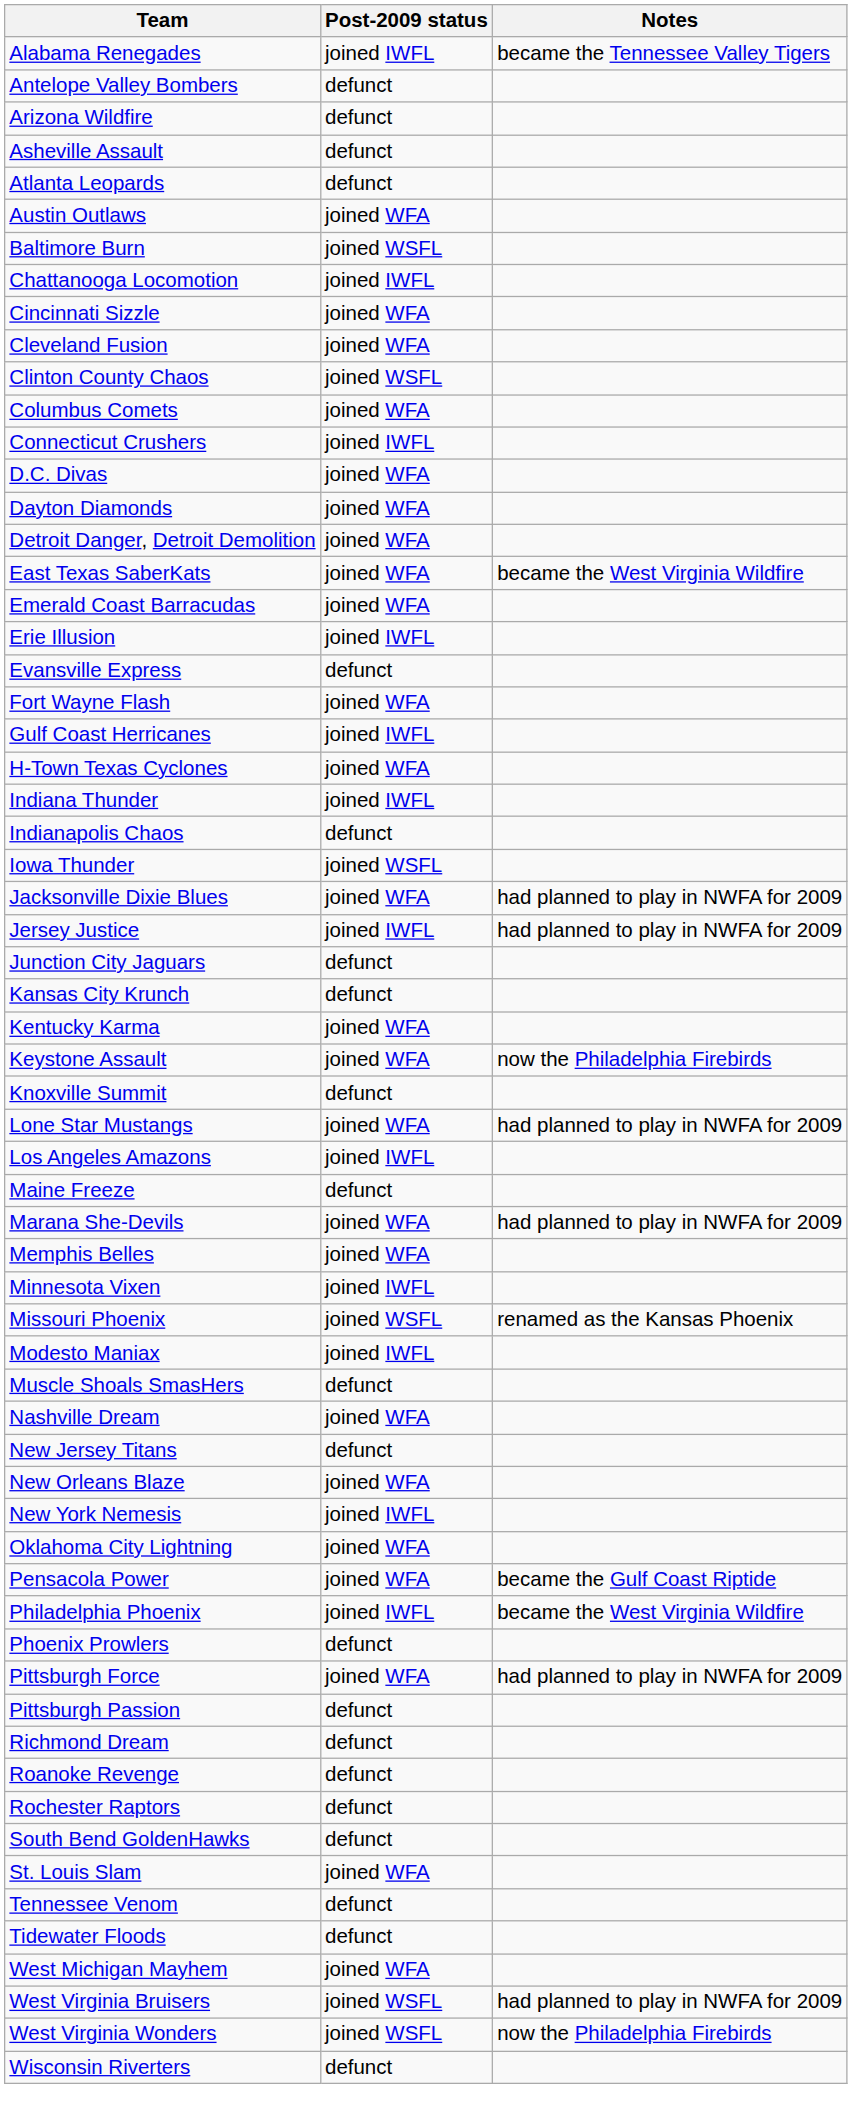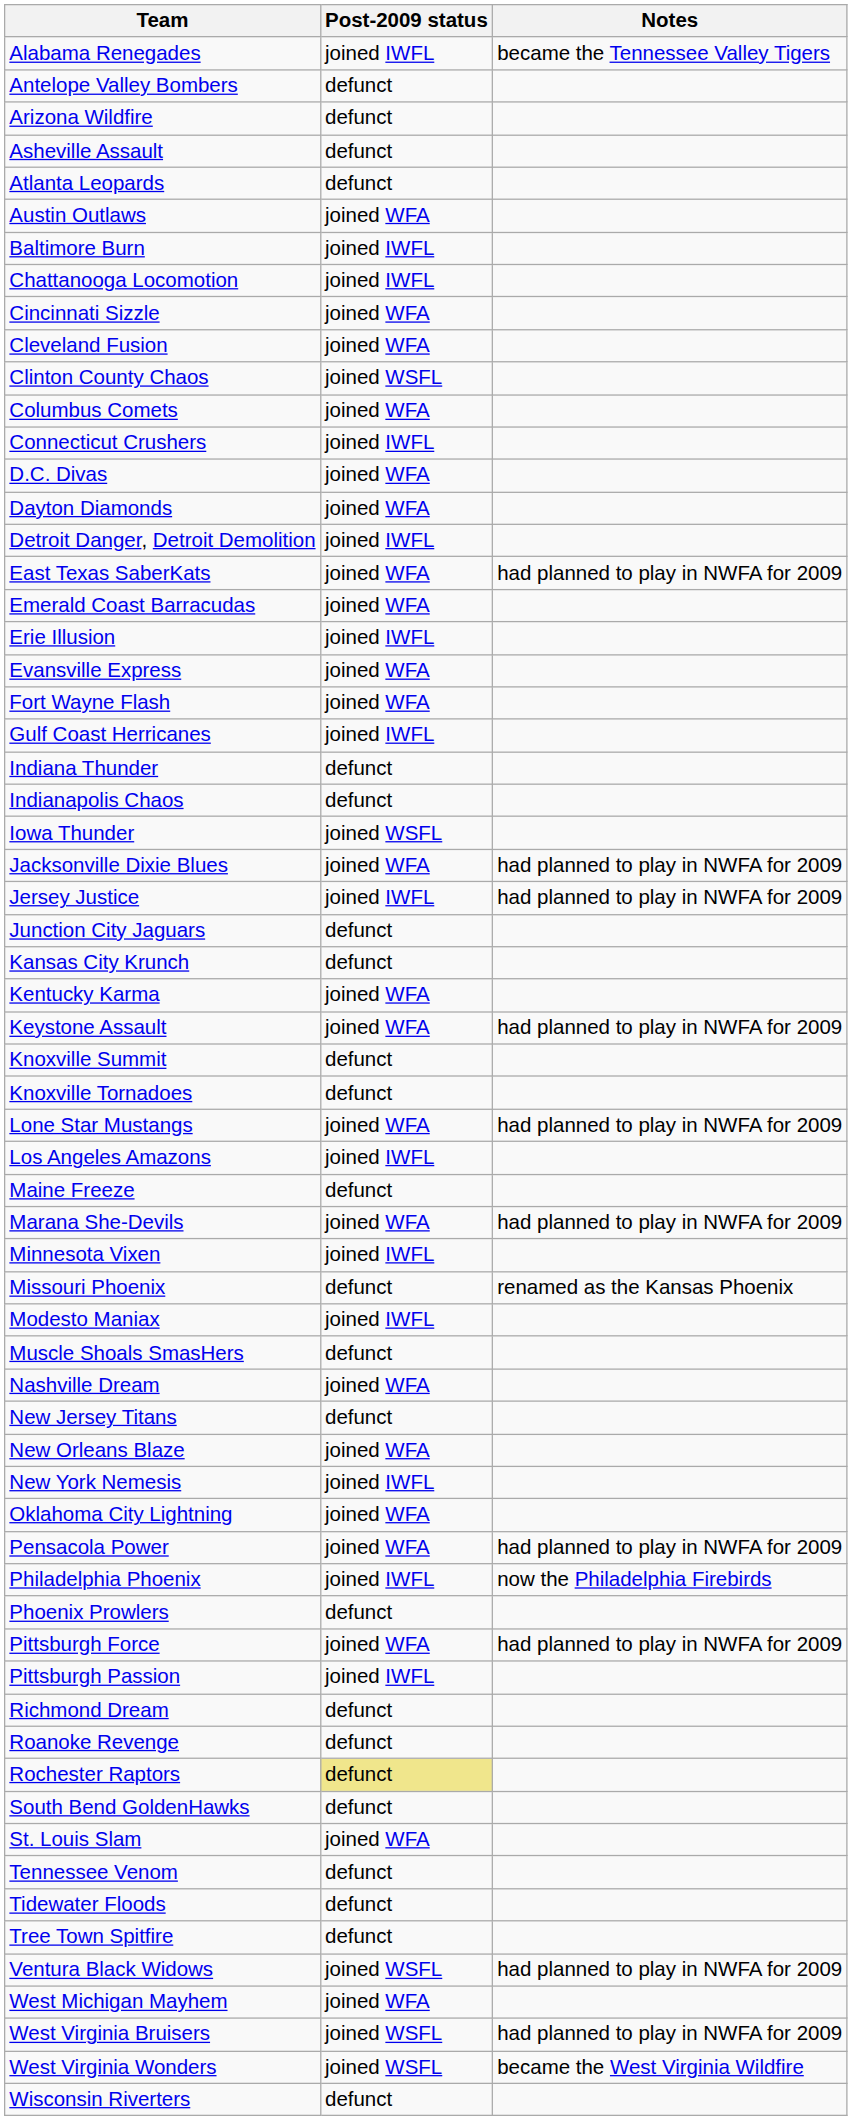(384, 248) joined WSFL -> (380, 248) joined IWFL
(377, 540) joined WFA -> (380, 540) joined IWFL
(651, 572) became the West Virginia Wildfire -> (670, 572) had planned to play in NWFA for 2009
(359, 670) defunct -> (377, 670) joined WFA
- row: (118, 767)
(380, 800) joined IWFL -> (359, 767) defunct
(634, 1060) now the Philadelphia Firebirds -> (670, 1027) had planned to play in NWFA for 2009
+ row: (101, 1092)
- row: (82, 1254)
(384, 1319) joined WSFL -> (359, 1287) defunct
(637, 1579) became the Gulf Coast Riptide -> (670, 1547) had planned to play in NWFA for 2009
(651, 1612) became the West Virginia Wildfire -> (634, 1579) now the Philadelphia Firebirds
(359, 1709) defunct -> (380, 1677) joined IWFL
(359, 1807) no background -> (359, 1774) khaki background
+ row: (91, 1937)
+ row: (111, 1969)
(634, 2034) now the Philadelphia Firebirds -> (651, 2066) became the West Virginia Wildfire
